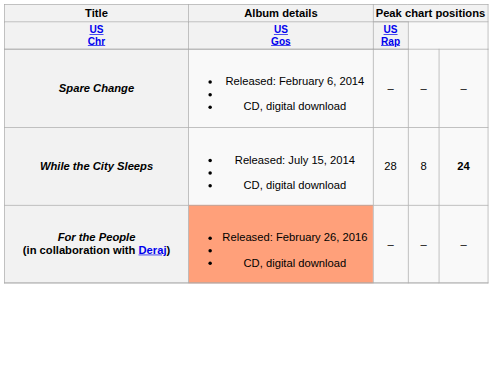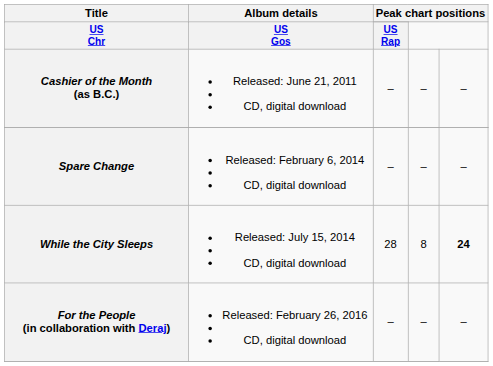+ row: (97, 88)
(281, 250) lightsalmon background -> (281, 328) no background
